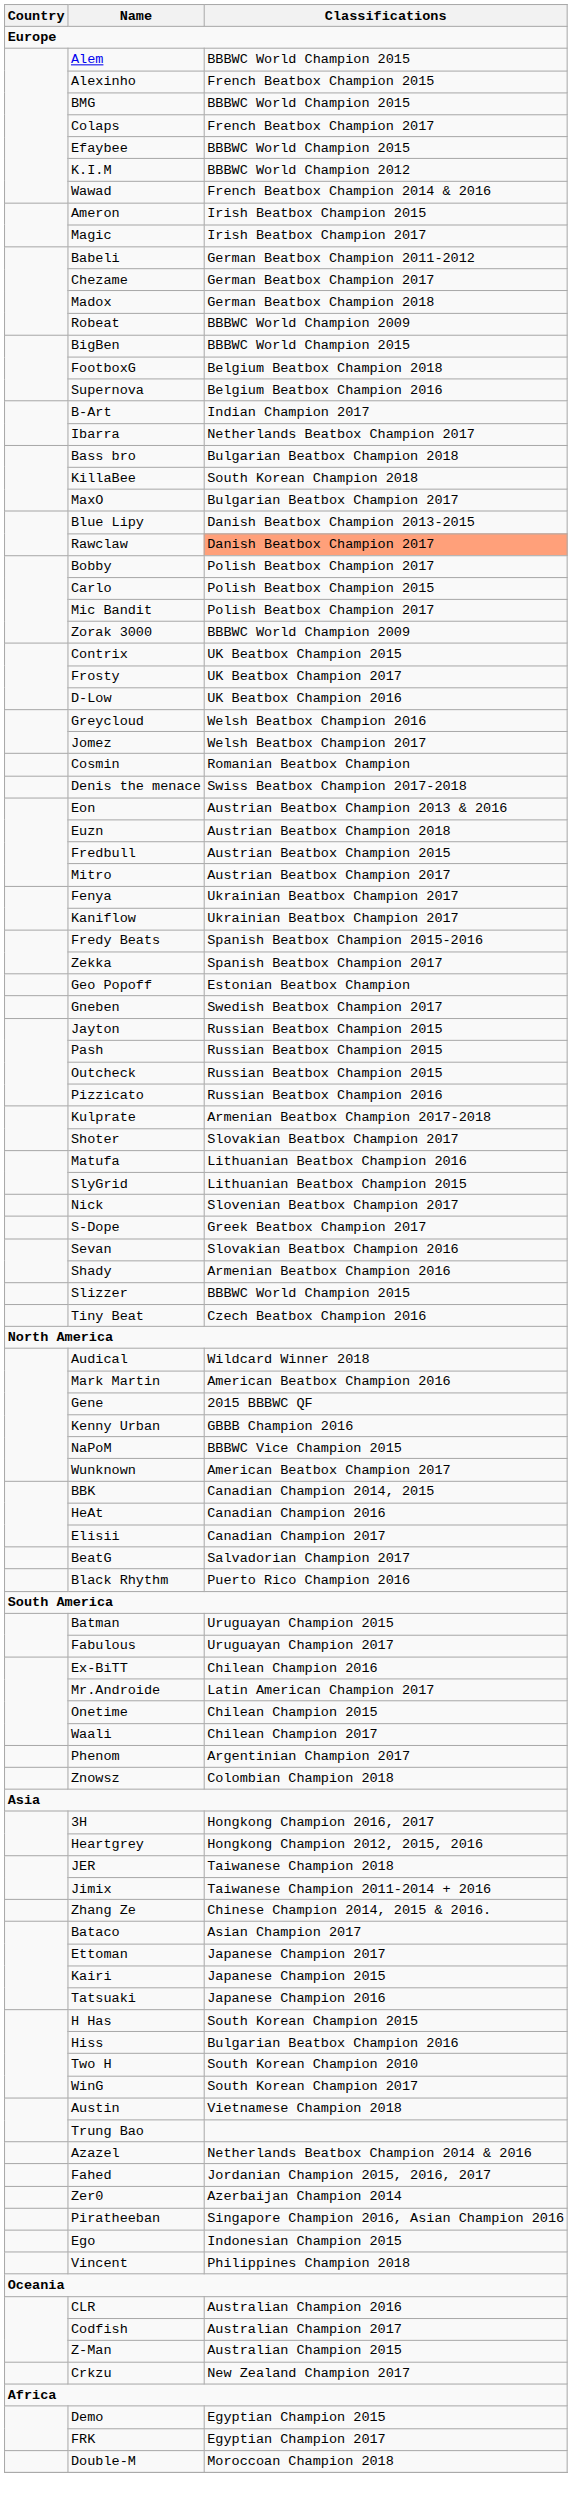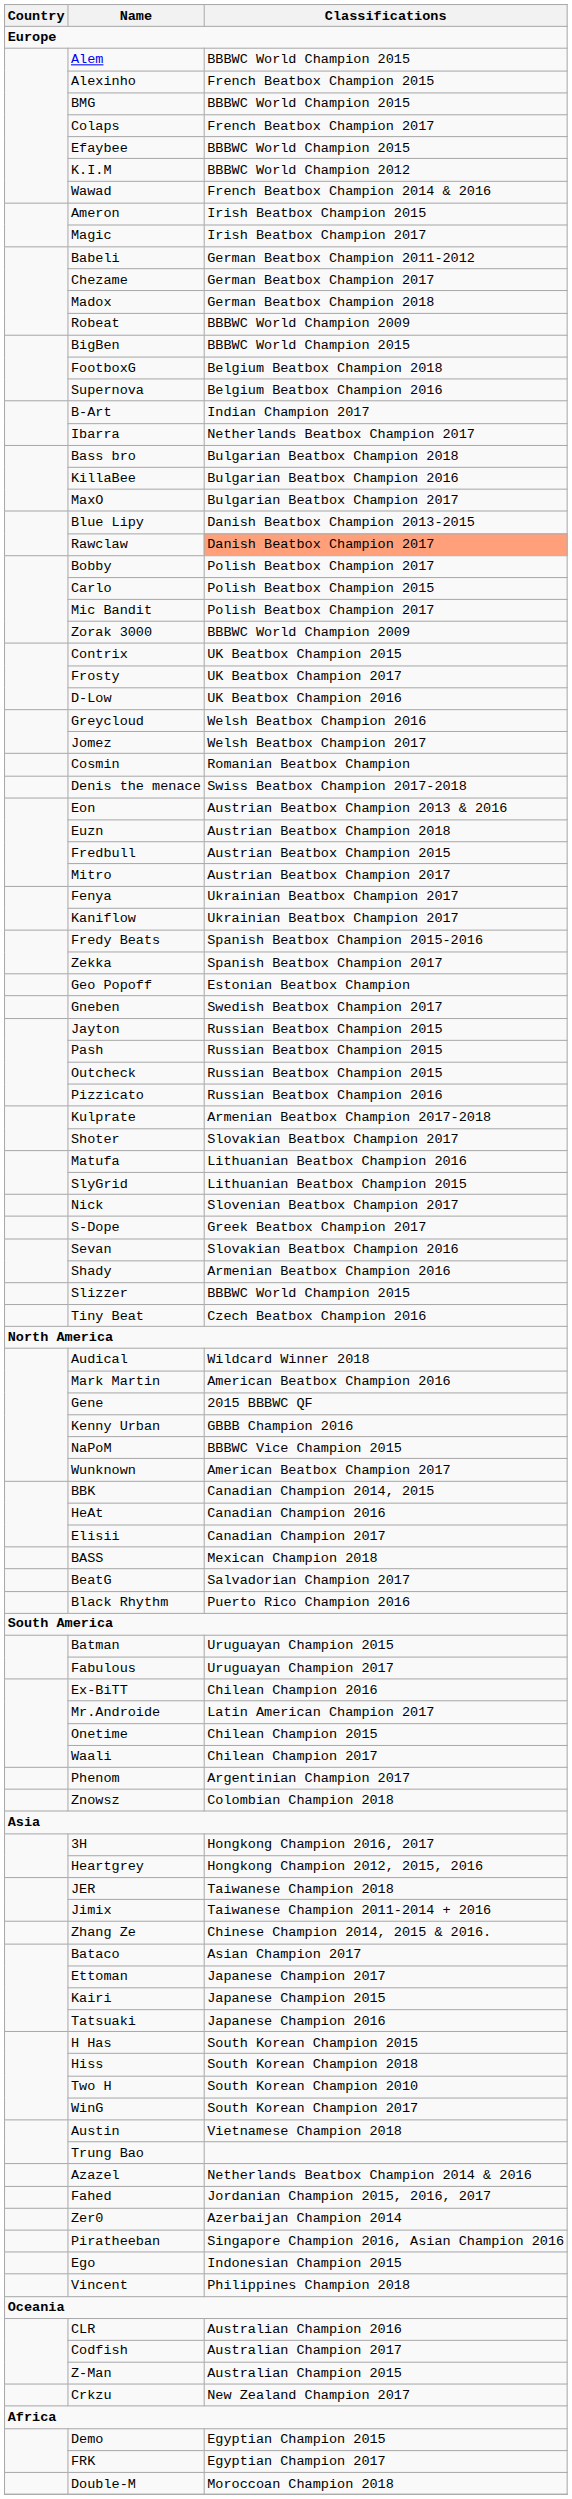(313, 478) South Korean Champion 2018 -> (333, 478) Bulgarian Beatbox Champion 2016
+ row: (87, 1558)
(333, 2043) Bulgarian Beatbox Champion 2016 -> (313, 2065) South Korean Champion 2018
